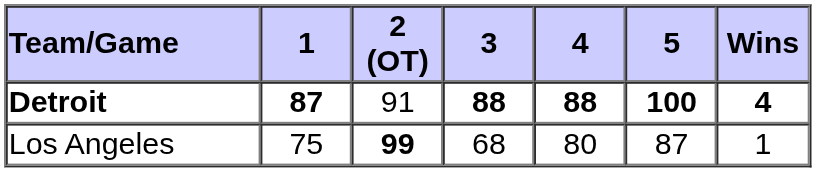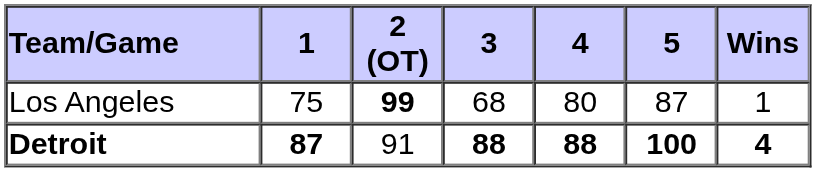rows swapped: (92, 144) <-> (58, 102)
